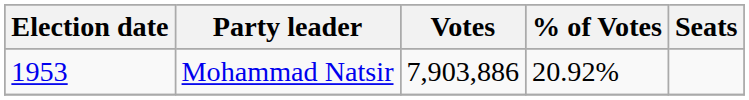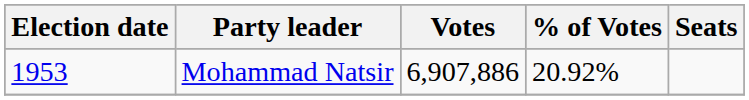(463, 71) 7,903,886 -> (463, 71) 6,907,886
